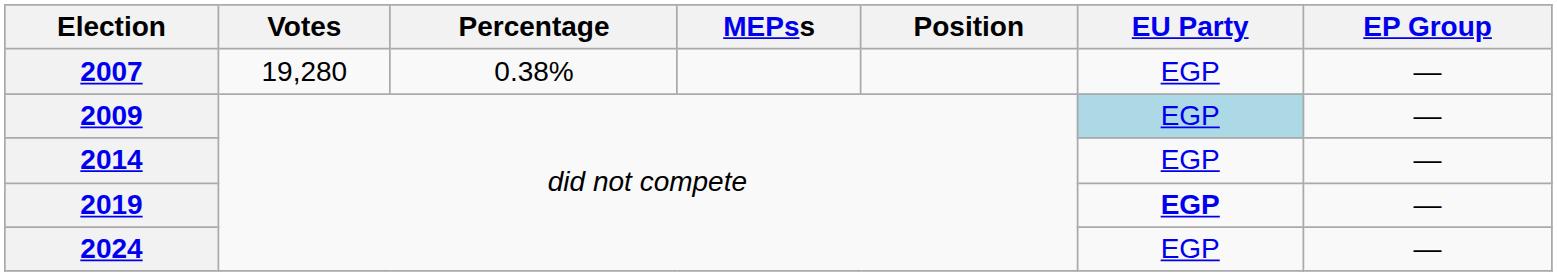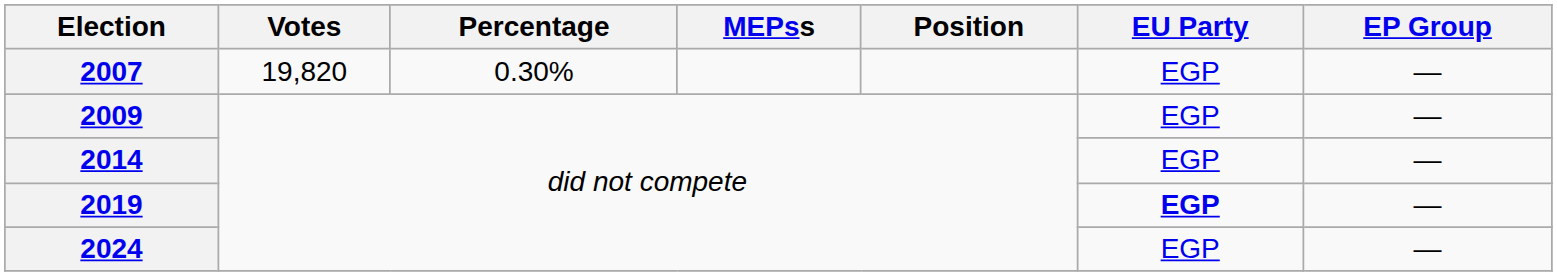(304, 71) 19,280 -> (304, 71) 19,820
(534, 71) 0.38% -> (534, 71) 0.30%
(1190, 115) lightblue background -> (1190, 115) no background
